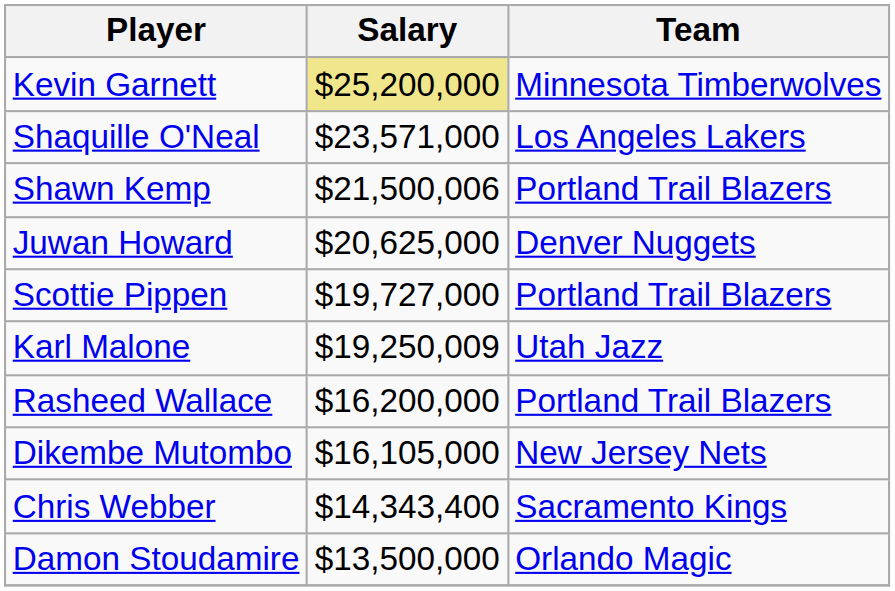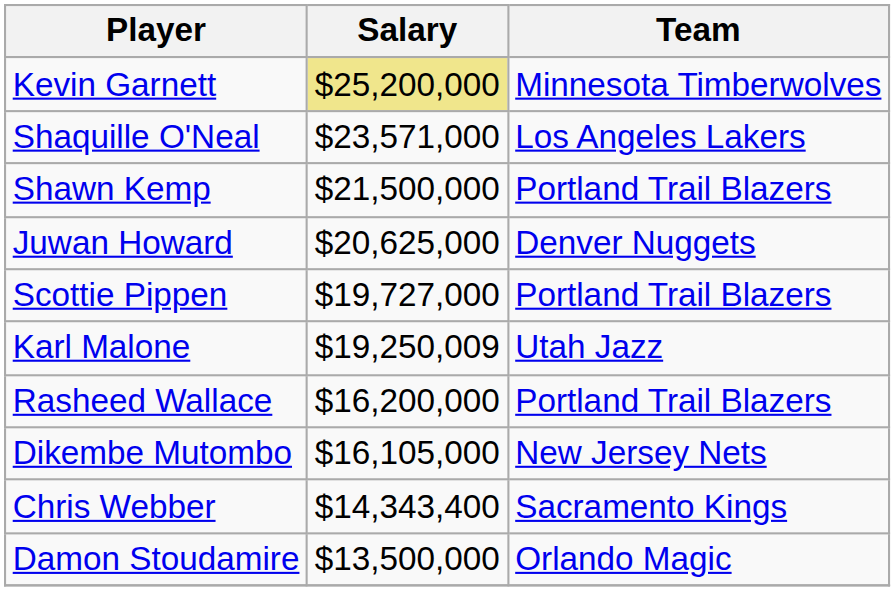(407, 189) $21,500,006 -> (407, 189) $21,500,000
